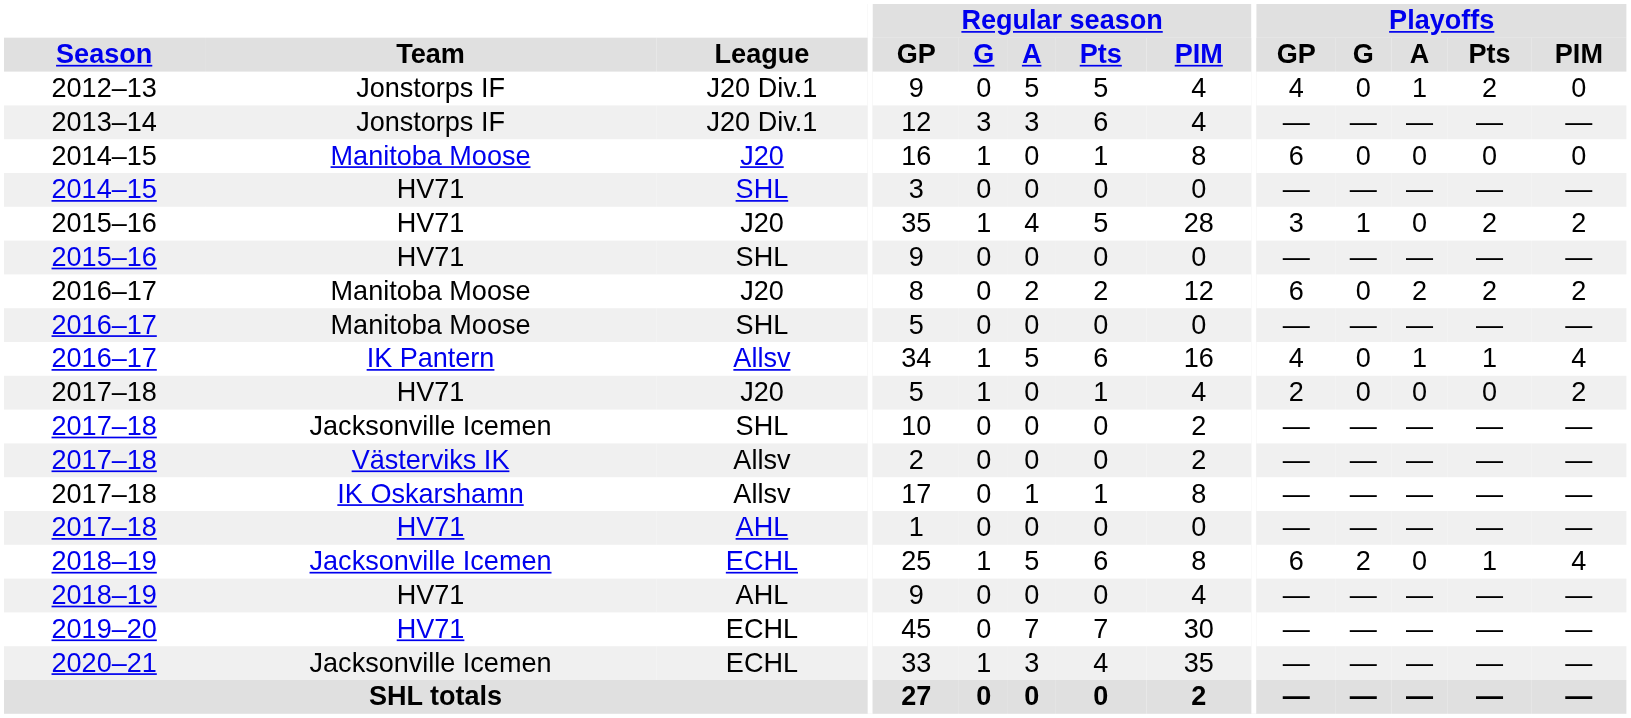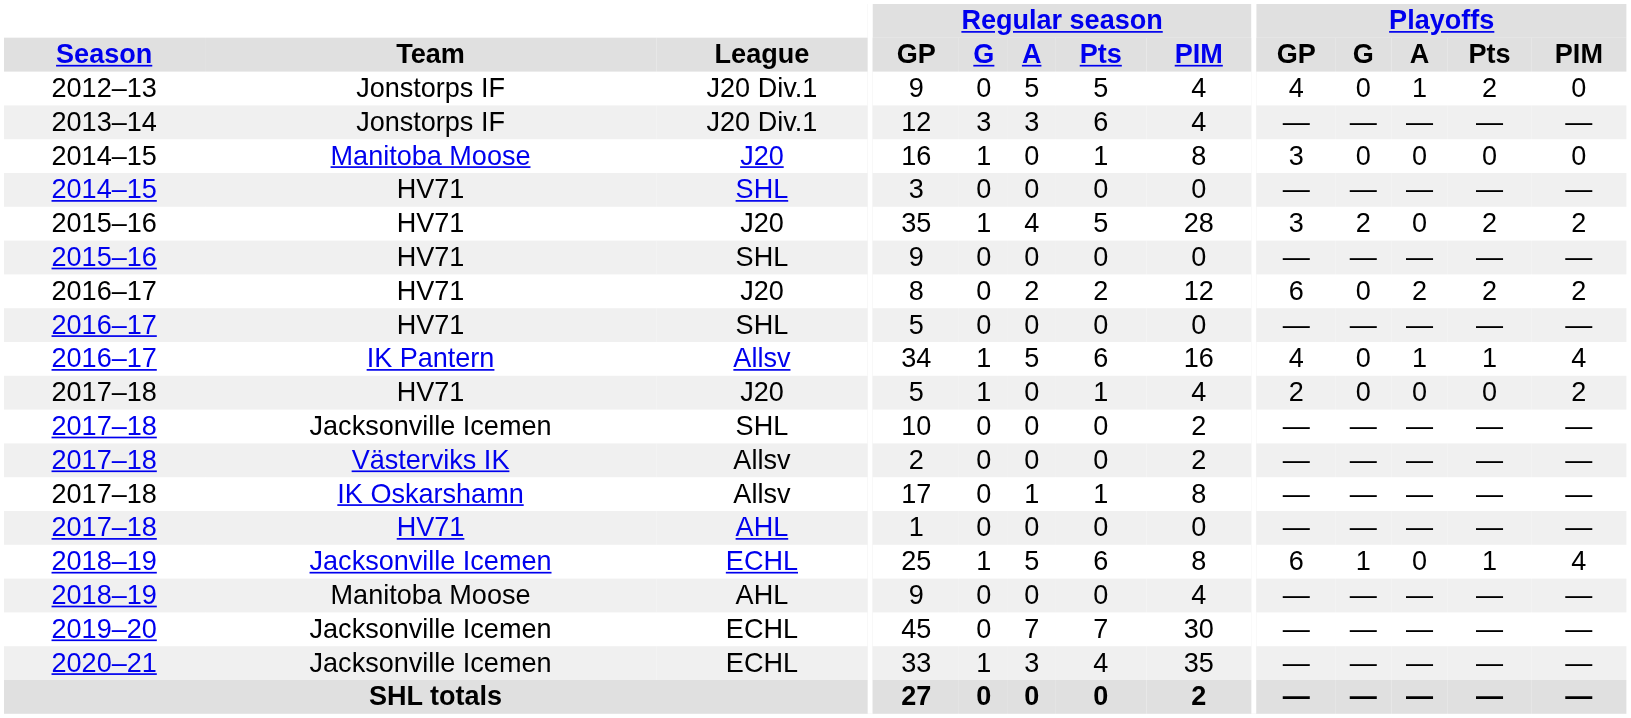(1296, 155) 6 -> (1296, 155) 3
(1363, 223) 1 -> (1363, 223) 2
(431, 290) Manitoba Moose -> (431, 290) HV71
(431, 324) Manitoba Moose -> (431, 324) HV71
(1363, 561) 2 -> (1363, 561) 1
(431, 595) HV71 -> (431, 595) Manitoba Moose
(431, 628) HV71 -> (431, 628) Jacksonville Icemen
